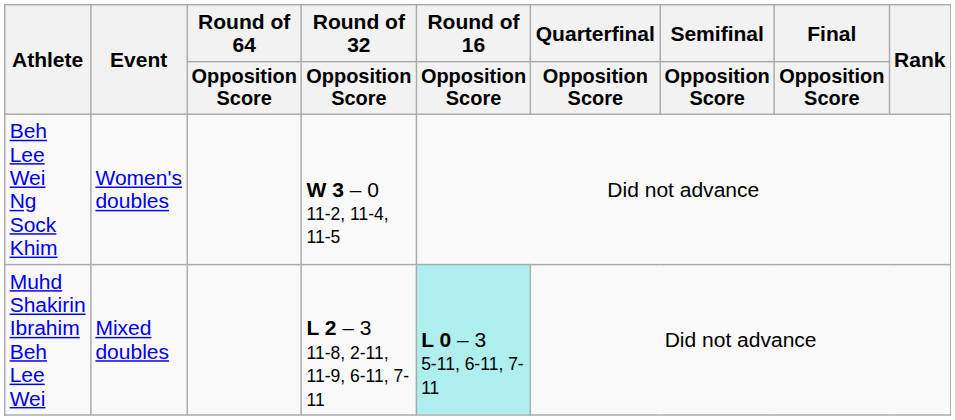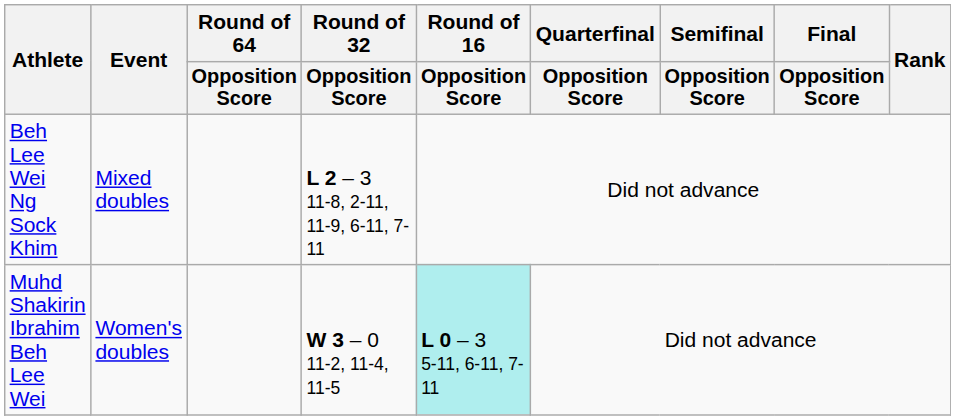(139, 190) Women's doubles -> (132, 190) Mixed doubles
(348, 213) W 3 – 0 11-2, 11-4, 11-5 -> (358, 213) L 2 – 3 11-8, 2-11, 11-9, 6-11, 7-11
(132, 340) Mixed doubles -> (139, 340) Women's doubles
(358, 363) L 2 – 3 11-8, 2-11, 11-9, 6-11, 7-11 -> (348, 363) W 3 – 0 11-2, 11-4, 11-5
